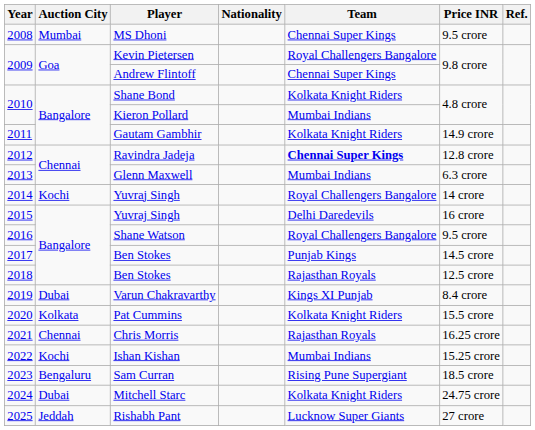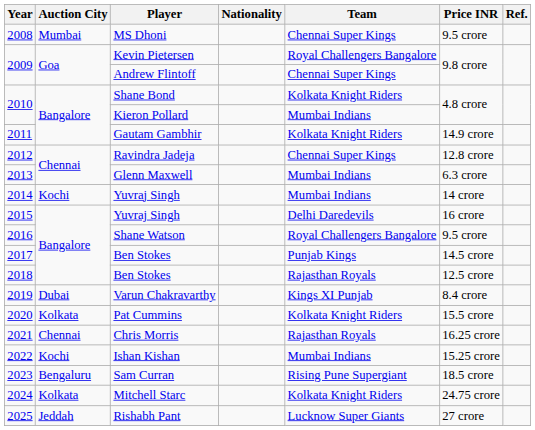(345, 154) bold -> (342, 154) normal
(362, 194) Royal Challengers Bangalore -> (329, 194) Mumbai Indians
(54, 395) Dubai -> (58, 395) Kolkata
